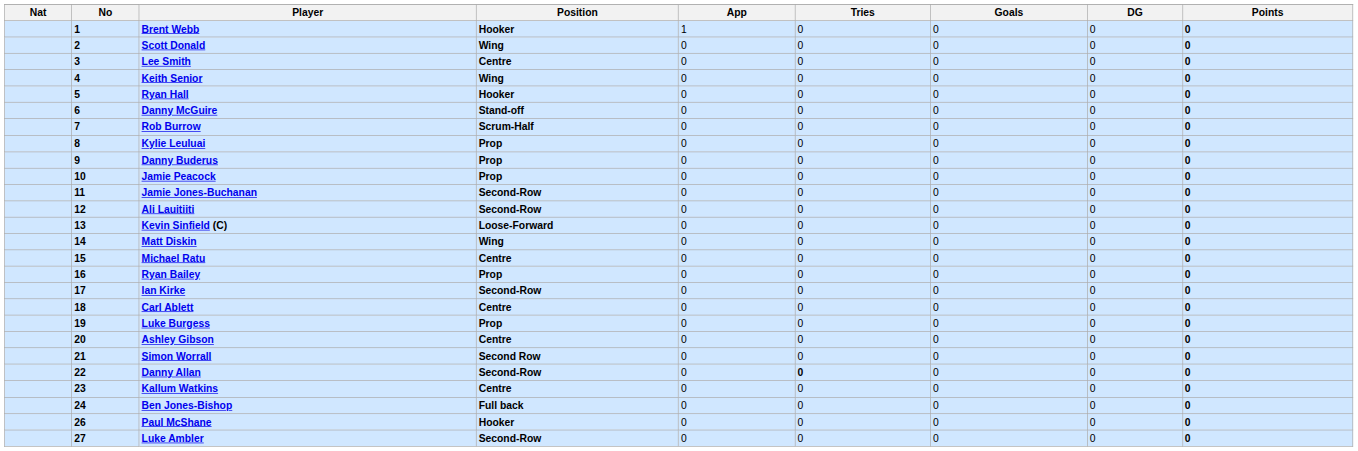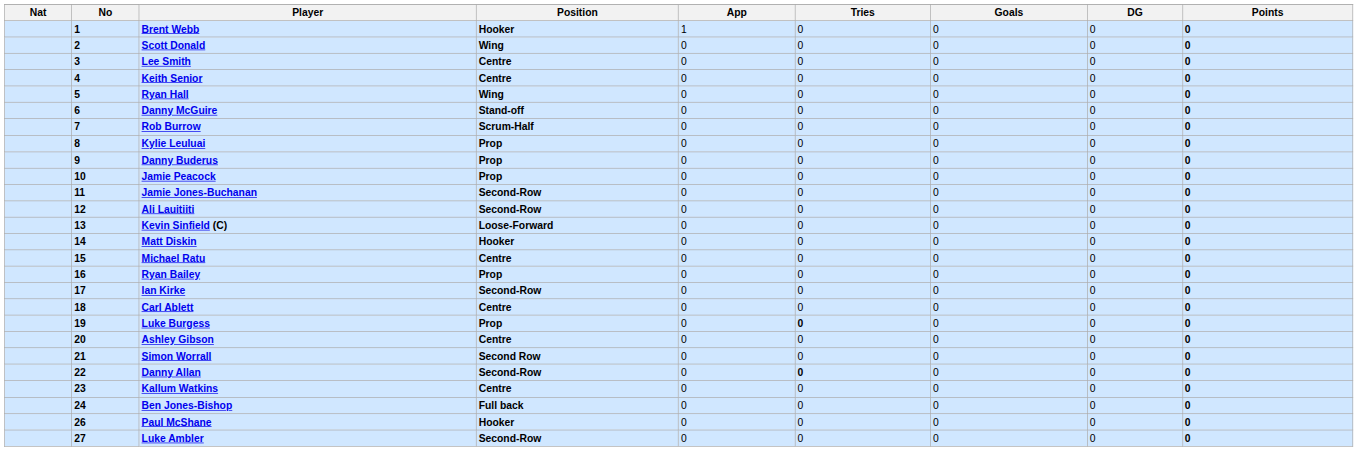(491, 78) Wing -> (495, 78) Centre
(496, 95) Hooker -> (491, 95) Wing
(491, 242) Wing -> (496, 242) Hooker
(800, 324) normal -> (800, 324) bold
